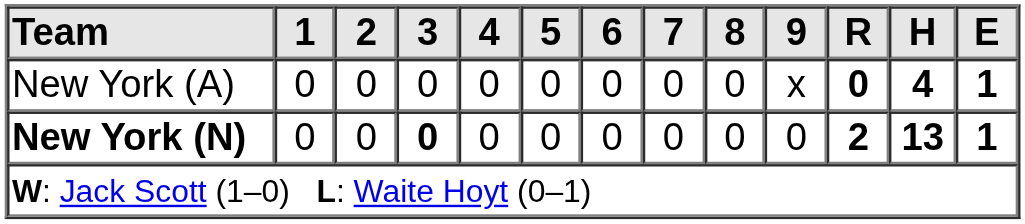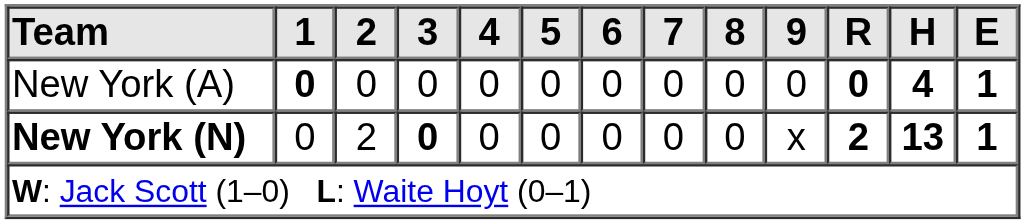(305, 84) normal -> (305, 84) bold
(796, 84) x -> (796, 84) 0
(366, 137) 0 -> (366, 137) 2
(796, 137) 0 -> (796, 137) x
